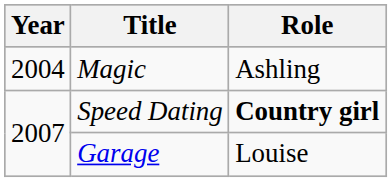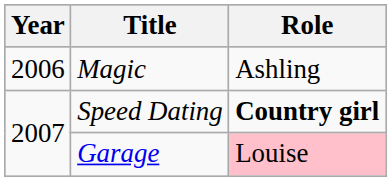(38, 68) 2004 -> (38, 68) 2006
(272, 153) no background -> (272, 153) pink background
